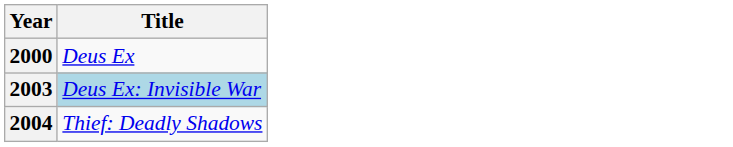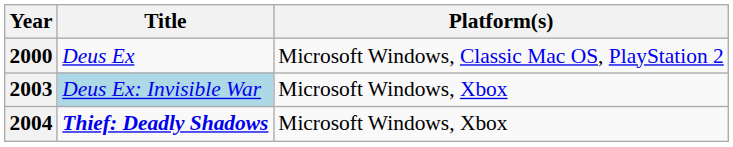+ column: (501, 21)
(162, 123) normal -> (165, 123) bold
